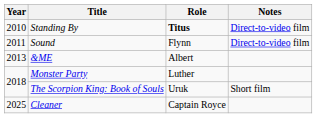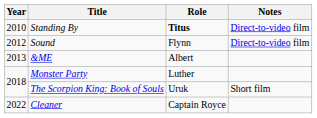(16, 43) 2011 -> (16, 43) 2012
(16, 105) 2025 -> (16, 105) 2022
